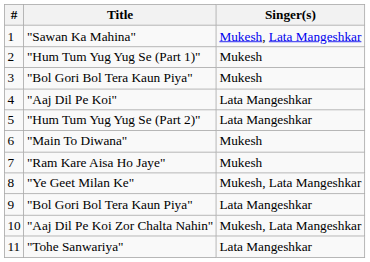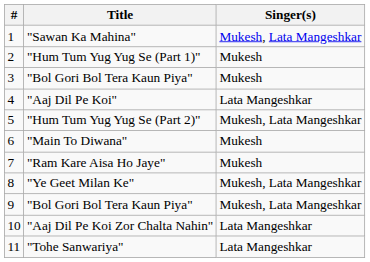(266, 120) Lata Mangeshkar -> (290, 120) Mukesh, Lata Mangeshkar
(266, 204) Lata Mangeshkar -> (290, 204) Mukesh, Lata Mangeshkar
(290, 225) Mukesh, Lata Mangeshkar -> (266, 225) Lata Mangeshkar
